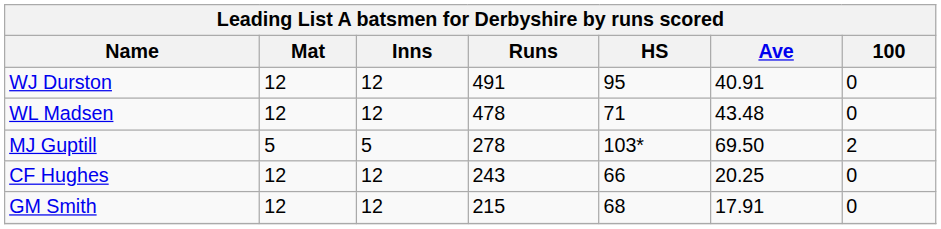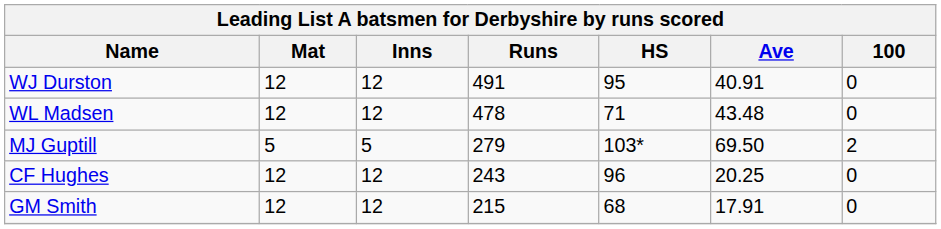(489, 144) 278 -> (489, 144) 279
(614, 176) 66 -> (614, 176) 96
